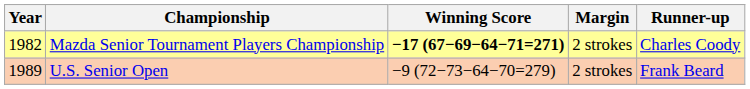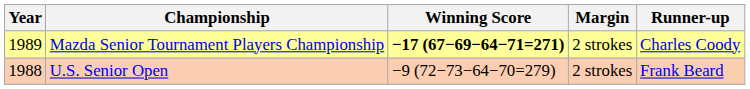(25, 44) 1982 -> (25, 44) 1989
(25, 71) 1989 -> (25, 71) 1988
